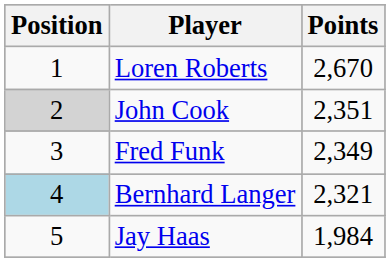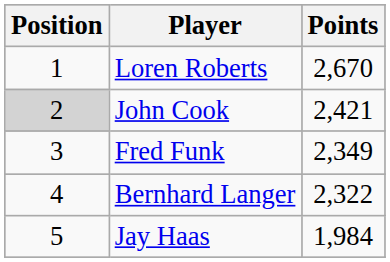(343, 109) 2,351 -> (343, 109) 2,421
(57, 194) lightblue background -> (57, 194) no background
(343, 194) 2,321 -> (343, 194) 2,322
